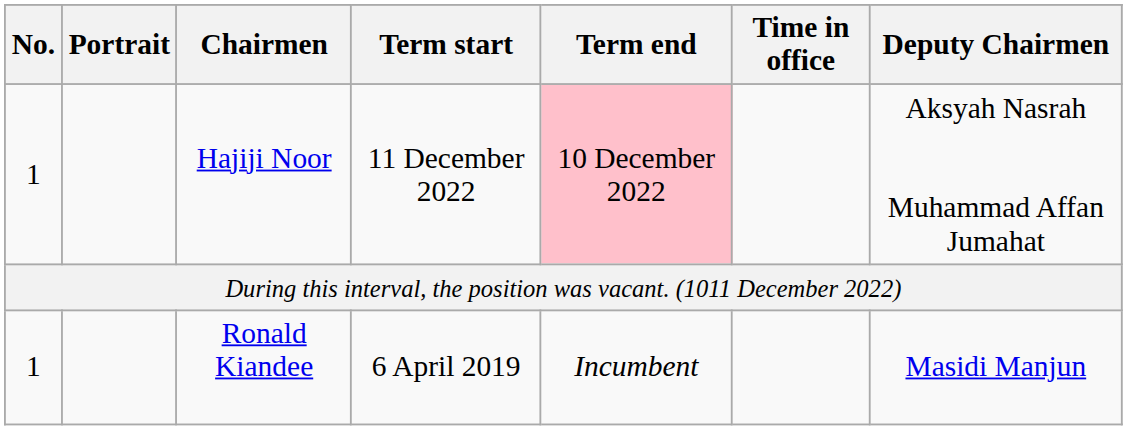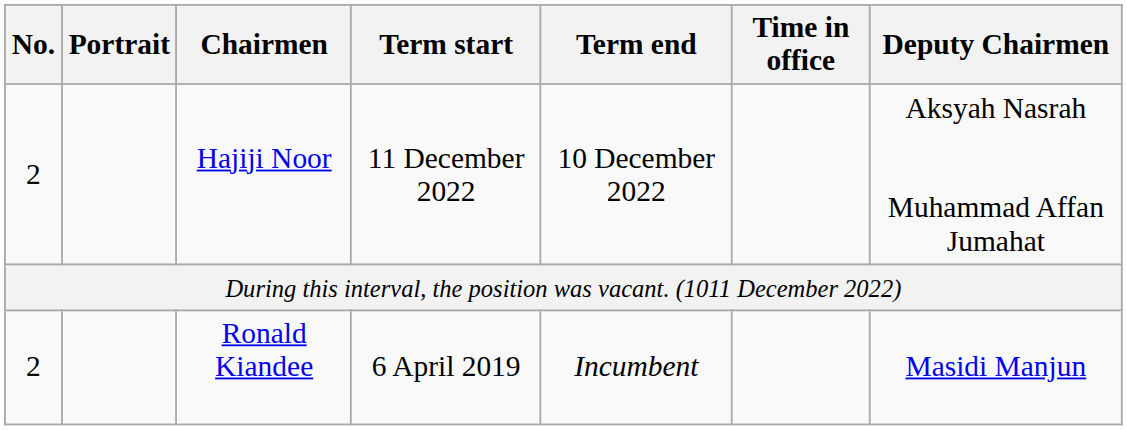(33, 173) 1 -> (33, 173) 2
(636, 173) pink background -> (636, 173) no background
(33, 366) 1 -> (33, 366) 2
